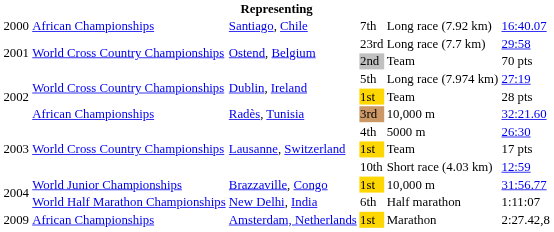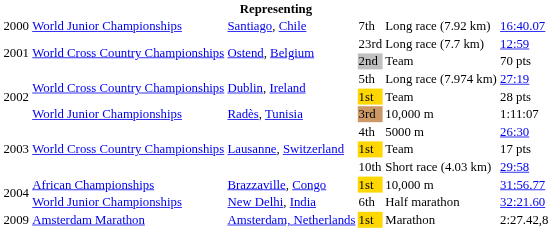(93, 26) African Championships -> (107, 26) World Junior Championships
(516, 43) 29:58 -> (515, 43) 12:59
(93, 114) African Championships -> (107, 114) World Junior Championships
(524, 114) 32:21.60 -> (519, 114) 1:11:07
(516, 167) 12:59 -> (515, 167) 29:58
(107, 184) World Junior Championships -> (93, 184) African Championships
(129, 202) World Half Marathon Championships -> (107, 202) World Junior Championships
(521, 202) 1:11:07 -> (523, 202) 32:21.60
(93, 219) African Championships -> (89, 219) Amsterdam Marathon
